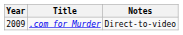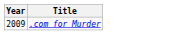- column: (140, 11)
